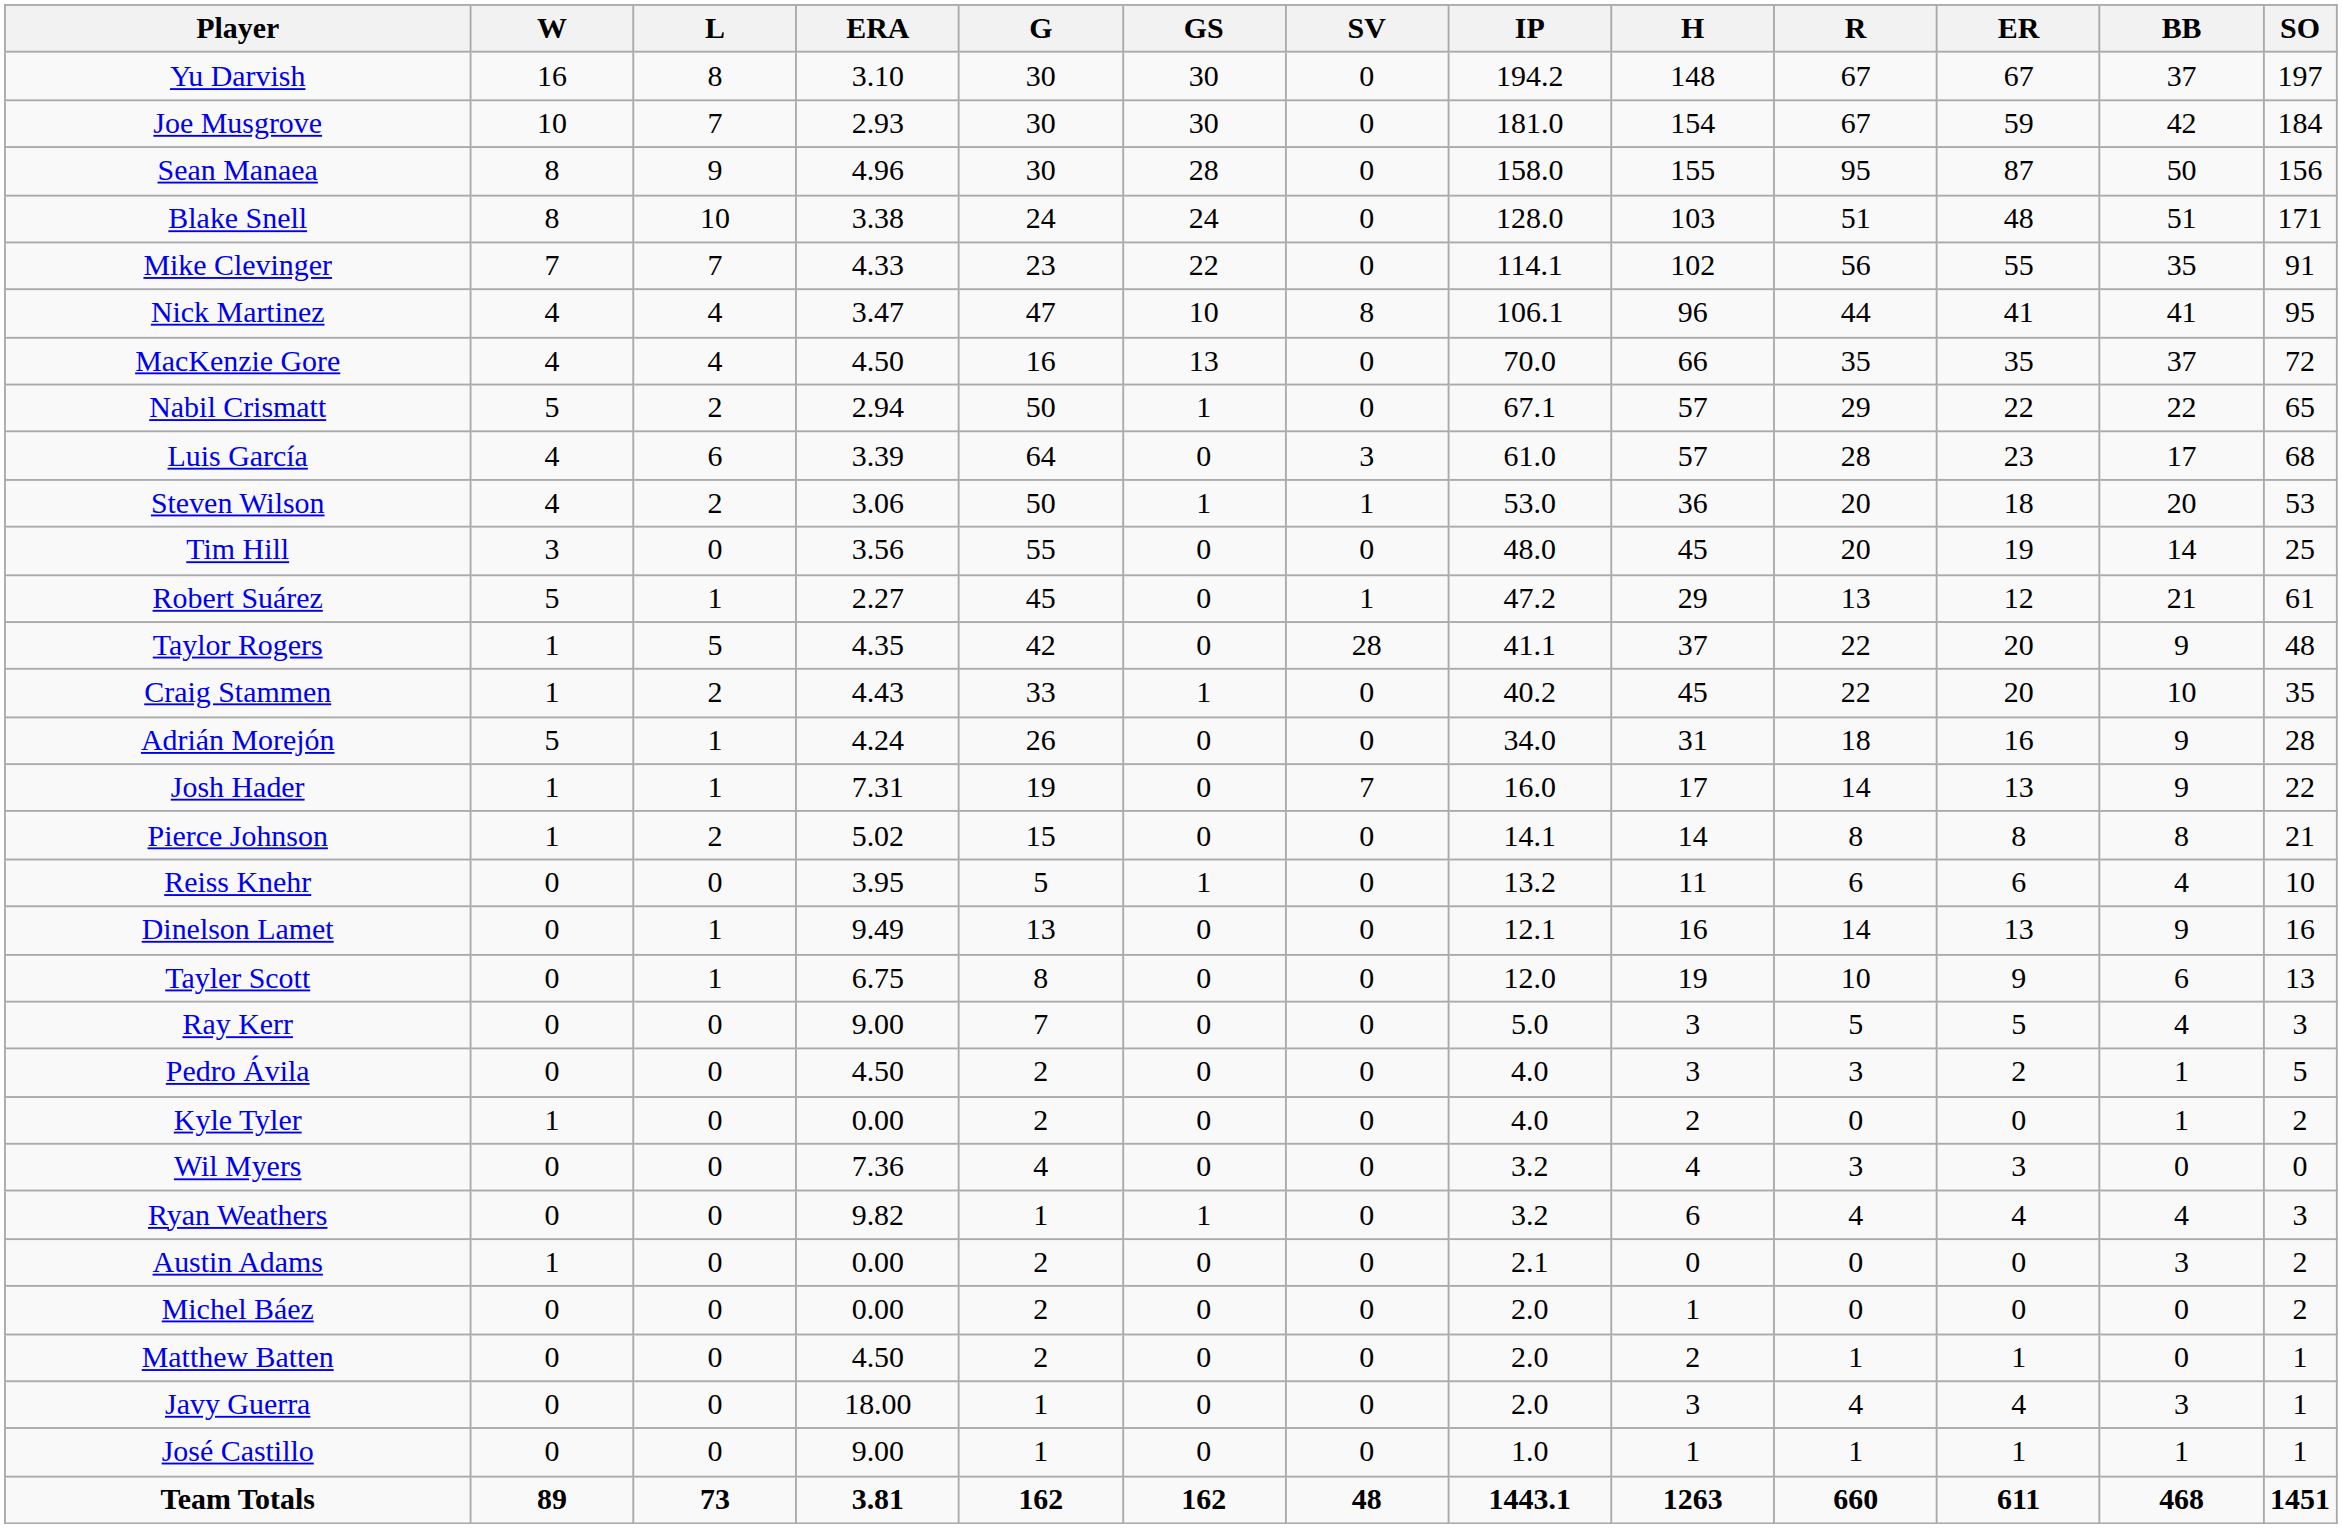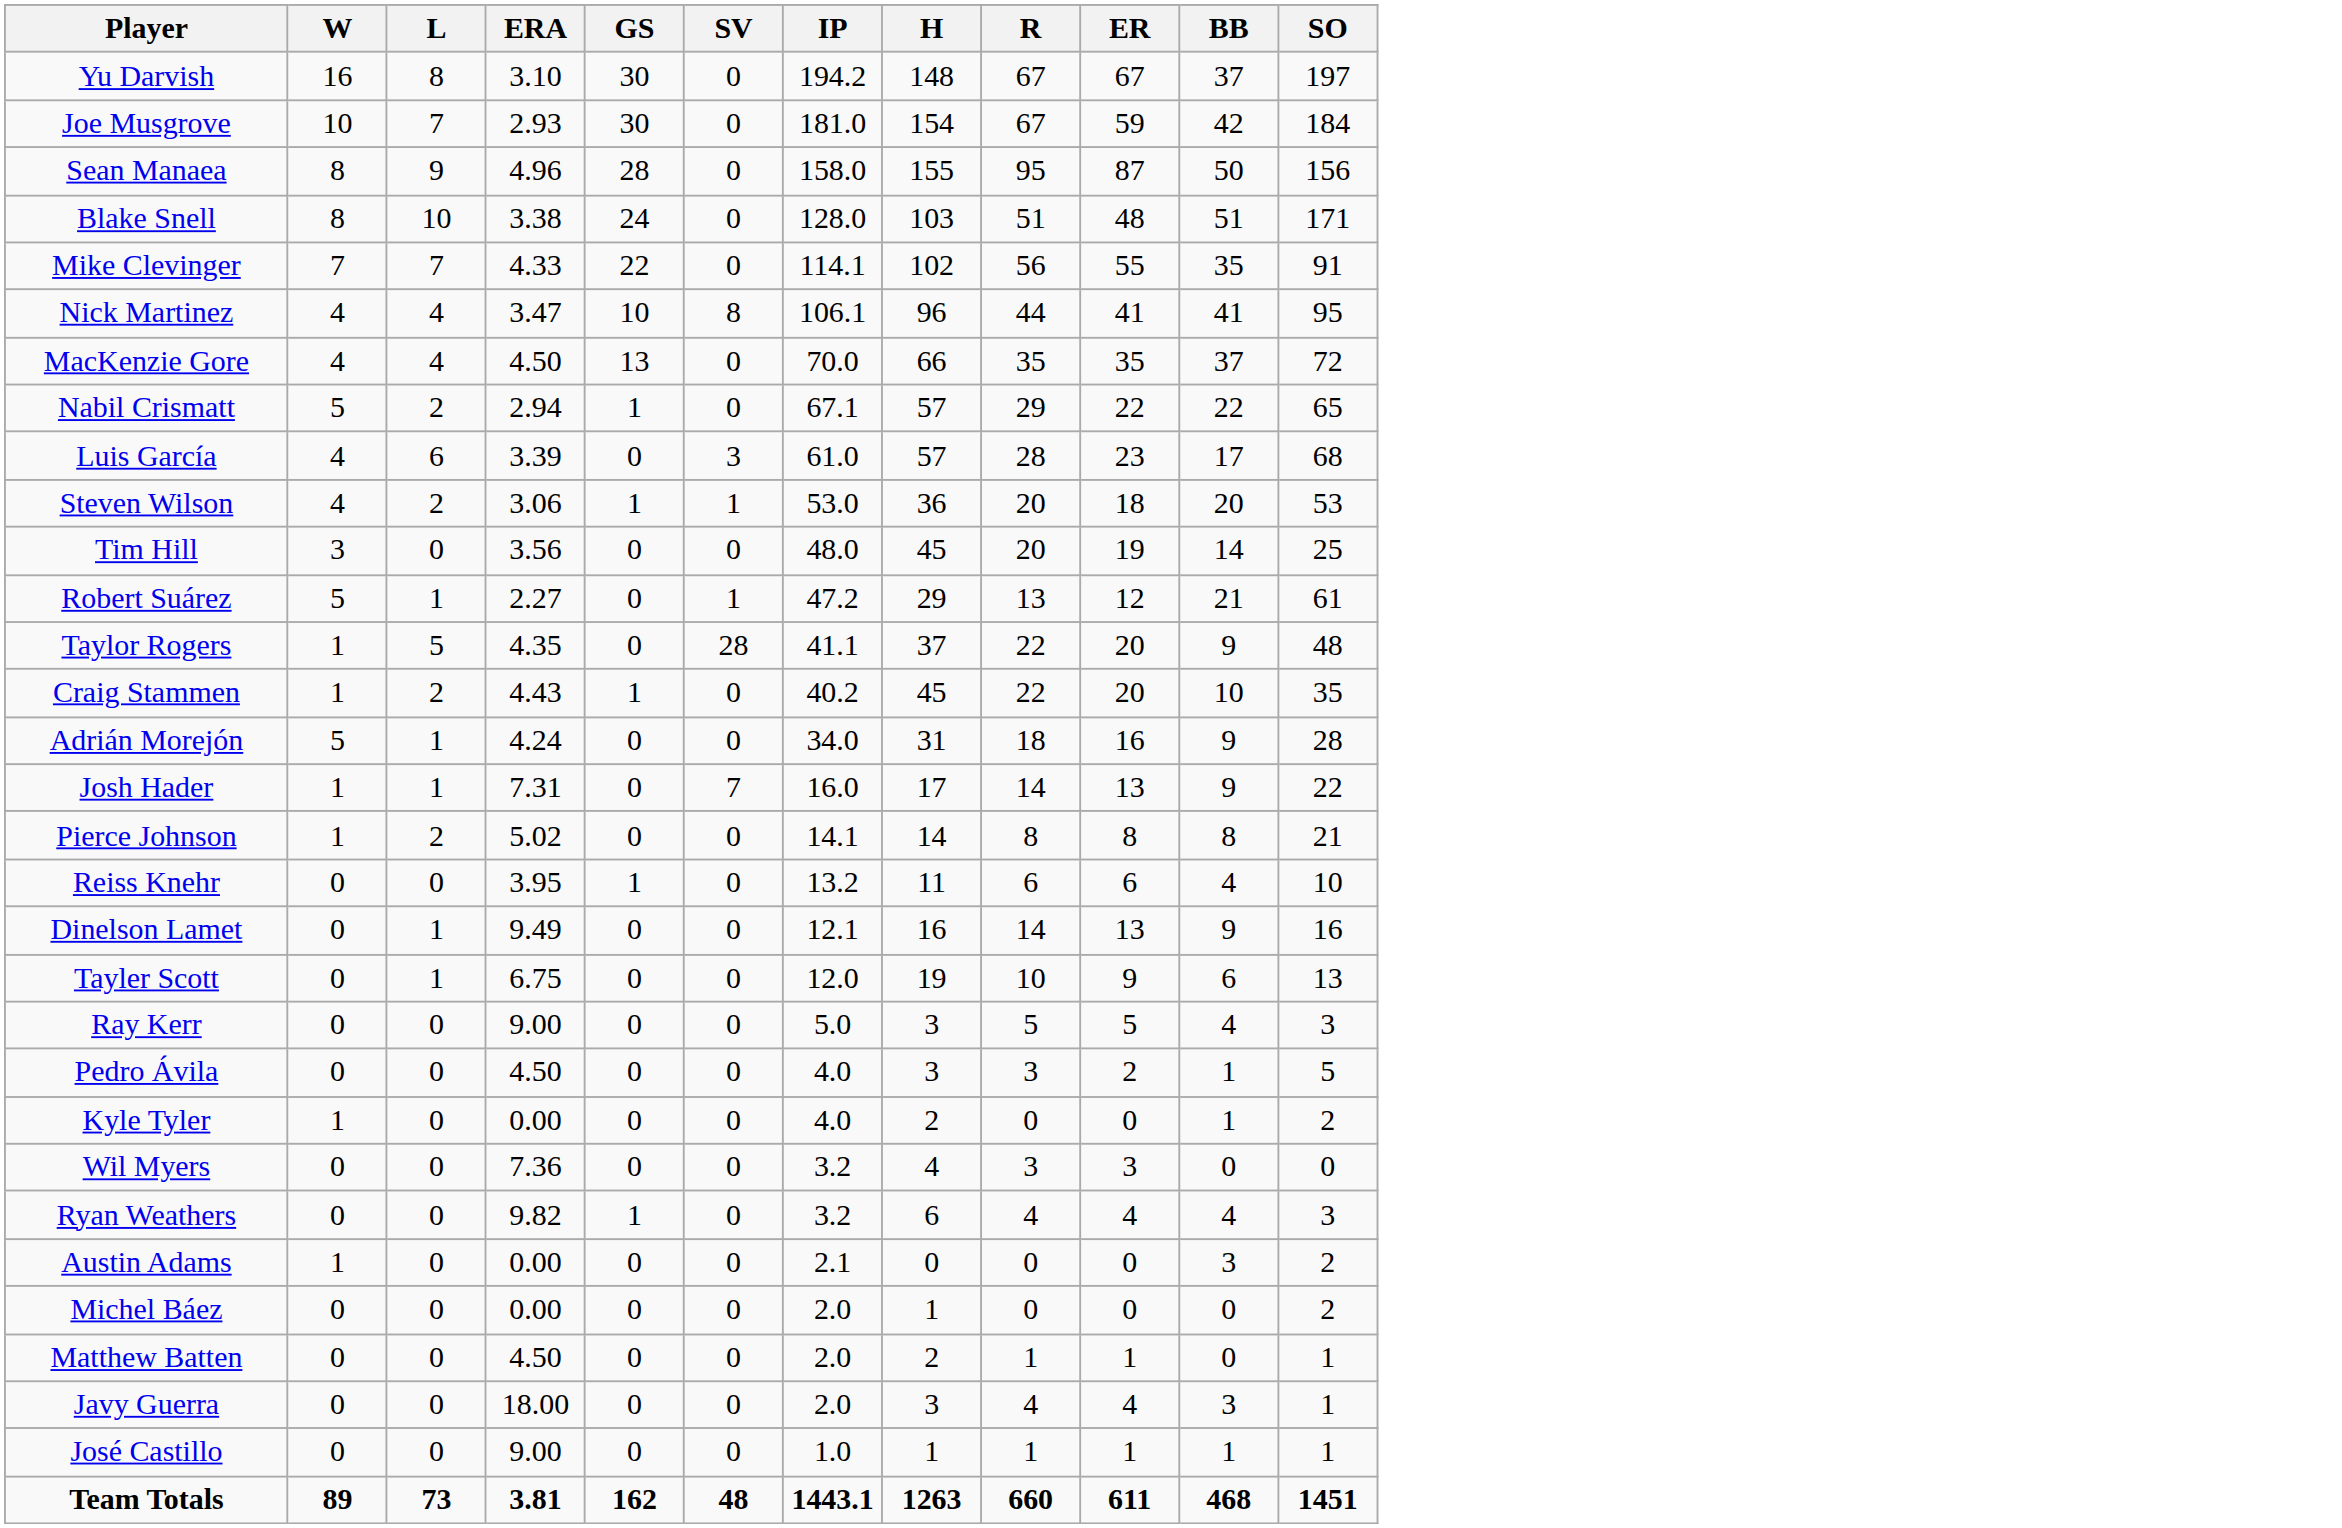- column: (1041, 28)
